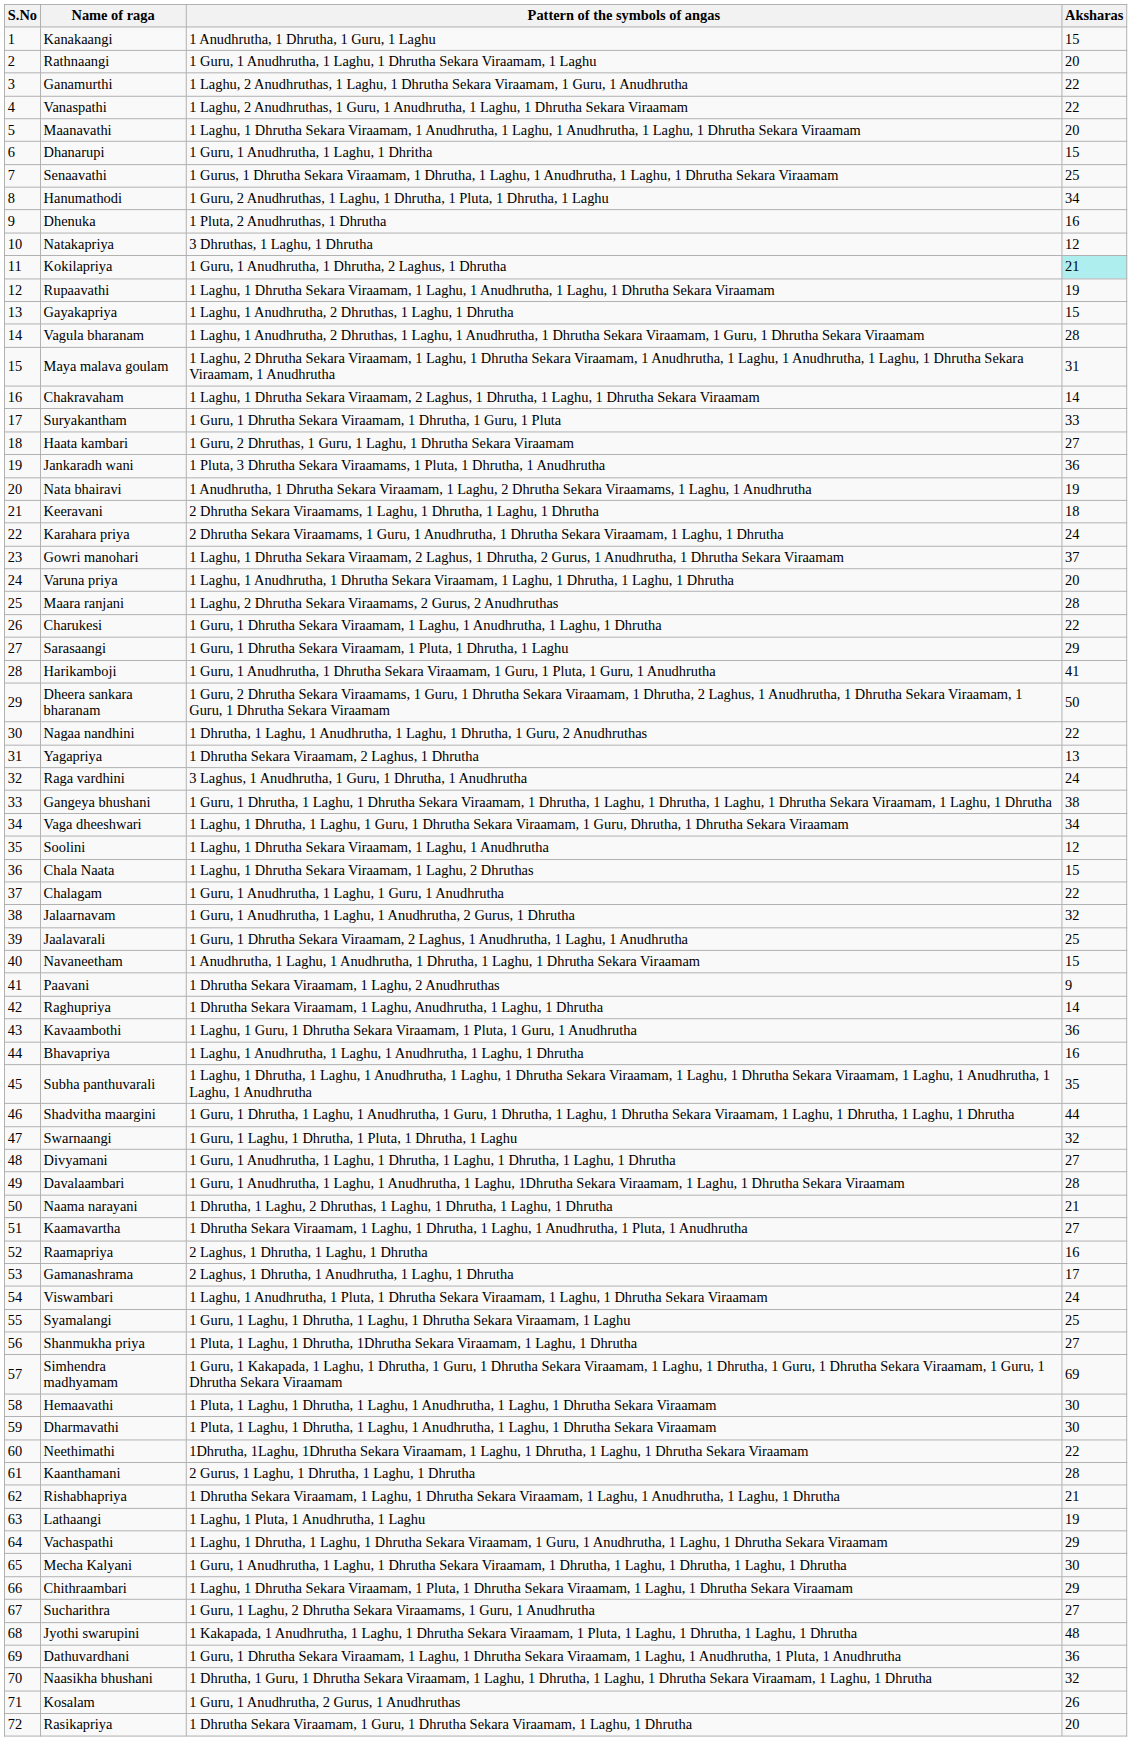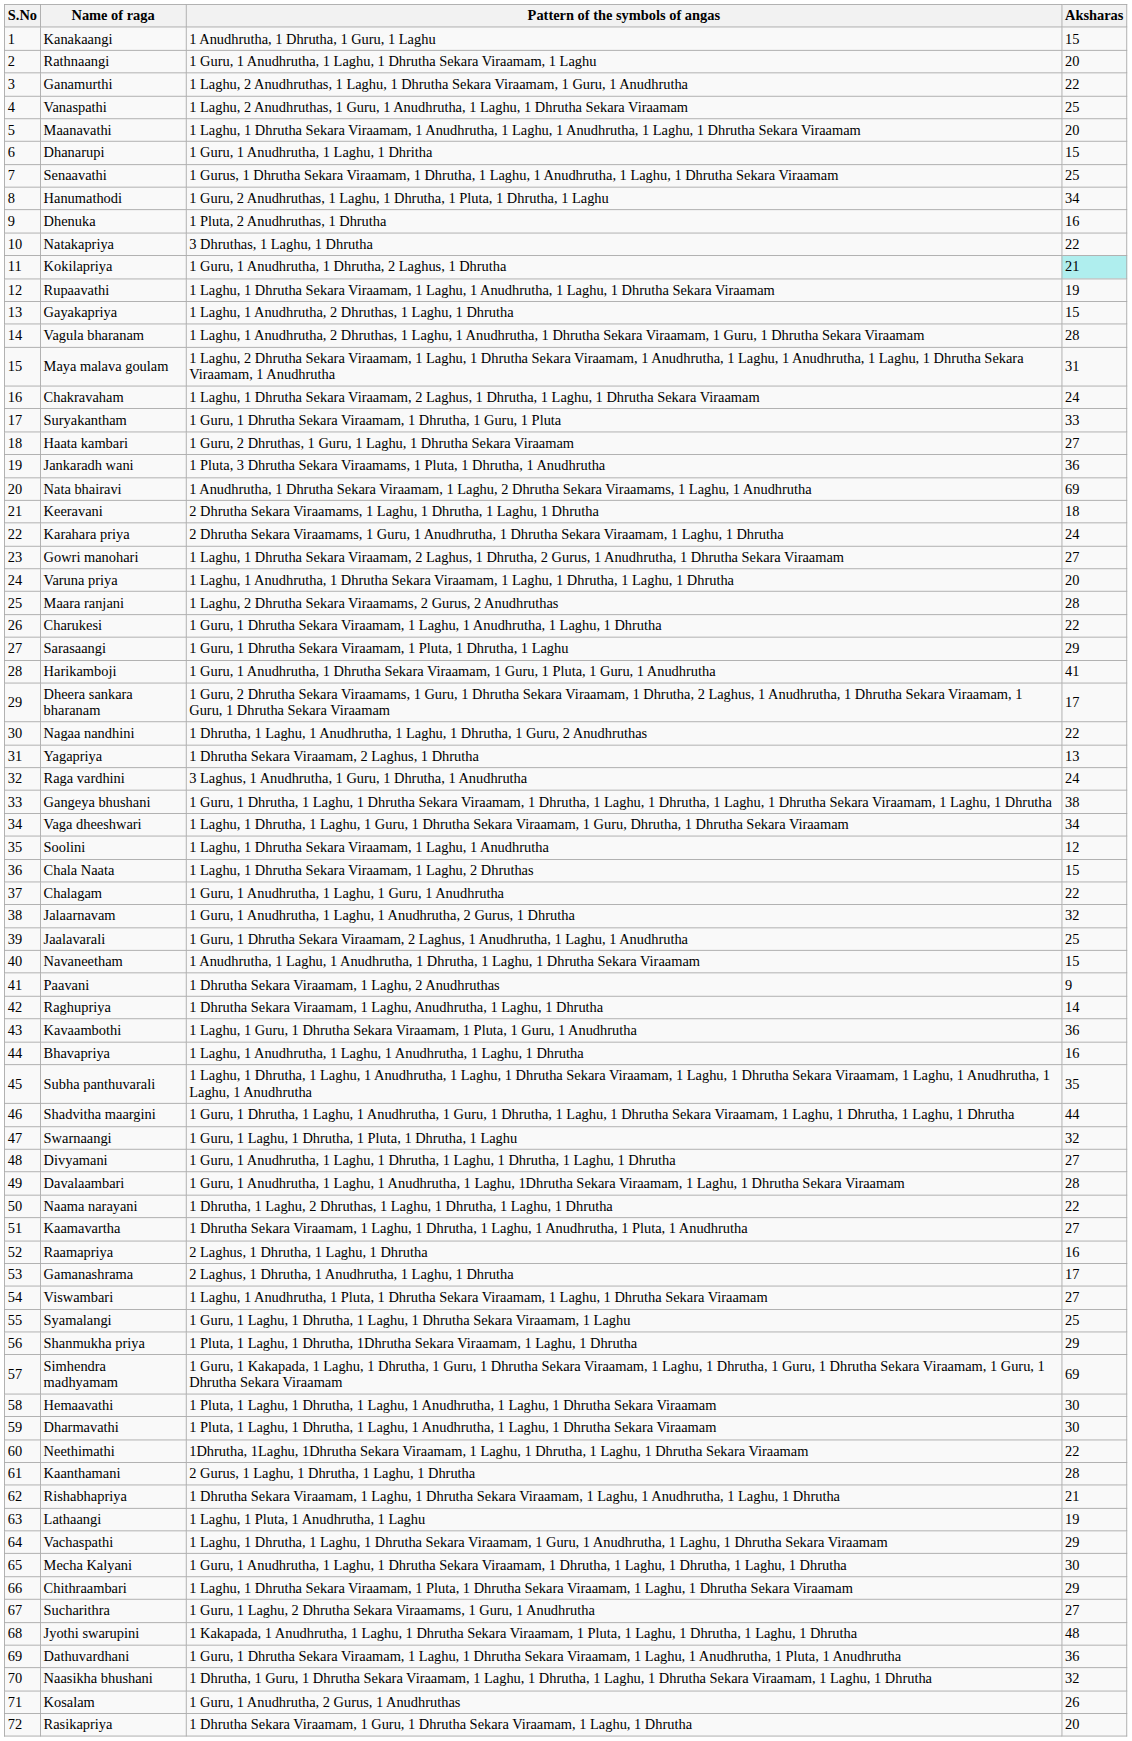(1072, 107) 22 -> (1072, 107) 25
(1072, 244) 12 -> (1072, 244) 22
(1072, 397) 14 -> (1072, 397) 24
(1072, 488) 19 -> (1072, 488) 69
(1072, 557) 37 -> (1072, 557) 27
(1072, 702) 50 -> (1072, 702) 17
(1072, 1206) 21 -> (1072, 1206) 22
(1072, 1297) 24 -> (1072, 1297) 27
(1072, 1343) 27 -> (1072, 1343) 29
